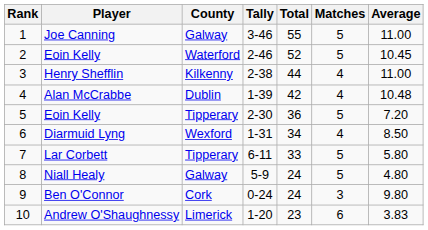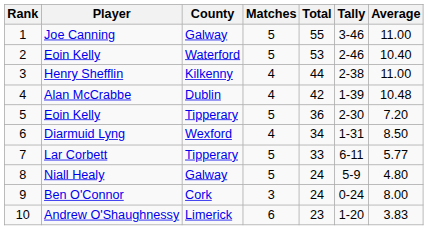columns swapped: (260, 14) <-> (340, 14)
(294, 54) 52 -> (317, 54) 53
(396, 54) 10.45 -> (396, 54) 10.40
(396, 154) 5.80 -> (396, 154) 5.77
(396, 194) 9.80 -> (396, 194) 8.00
